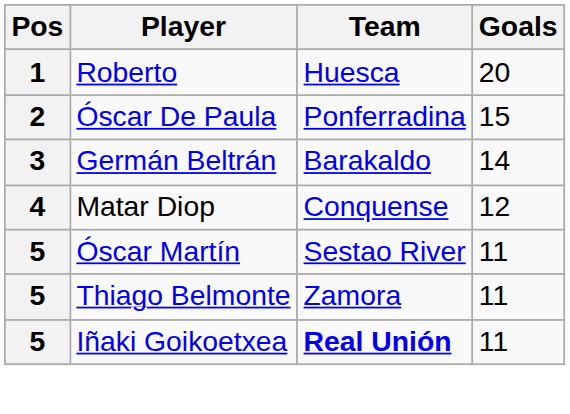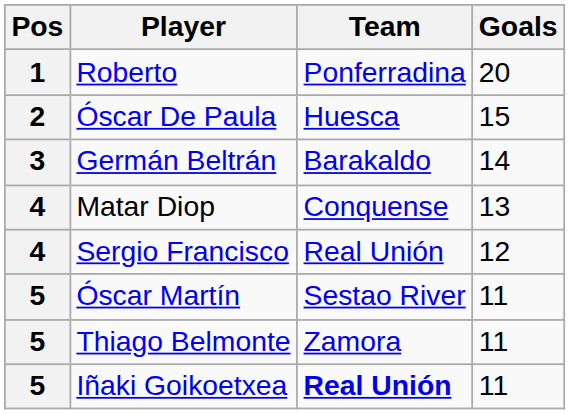(352, 71) Huesca -> (385, 71) Ponferradina
(385, 116) Ponferradina -> (352, 116) Huesca
(495, 206) 12 -> (495, 206) 13
+ row: (183, 251)
